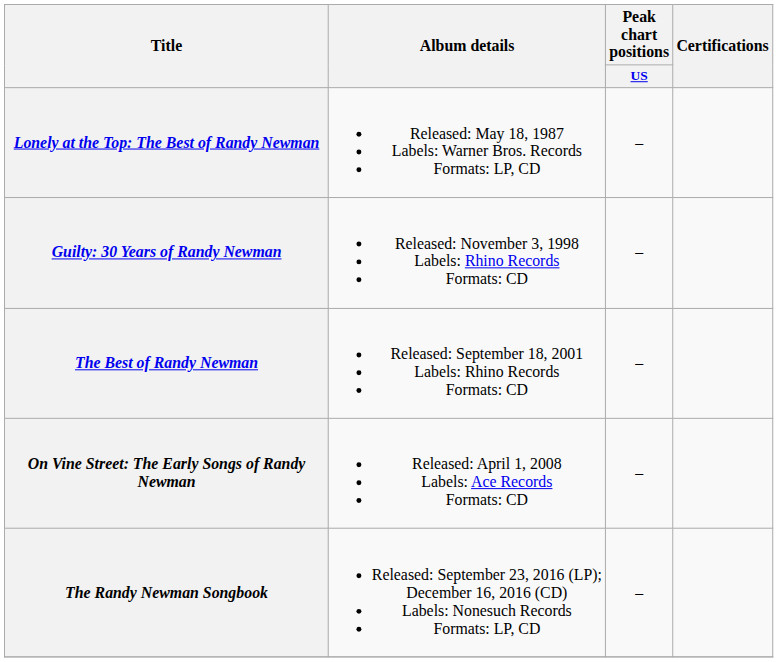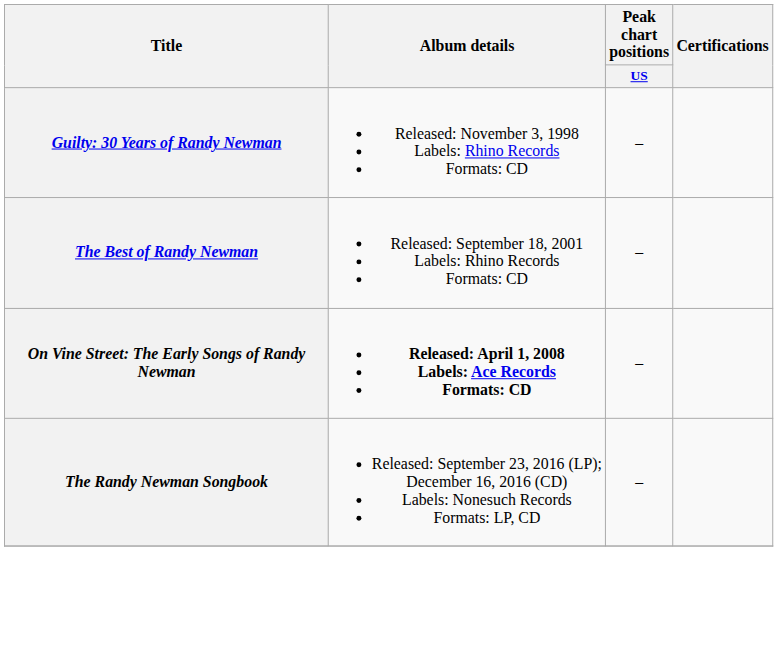- row: (167, 142)
(467, 482) normal -> (467, 372) bold
